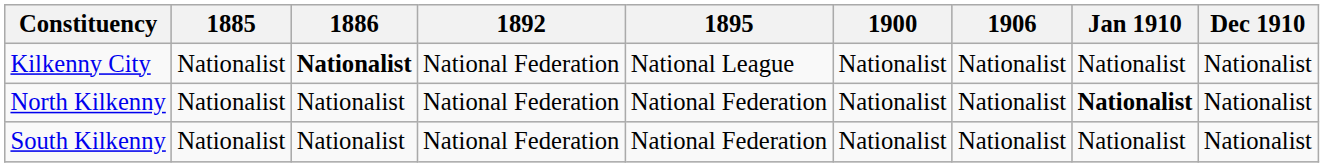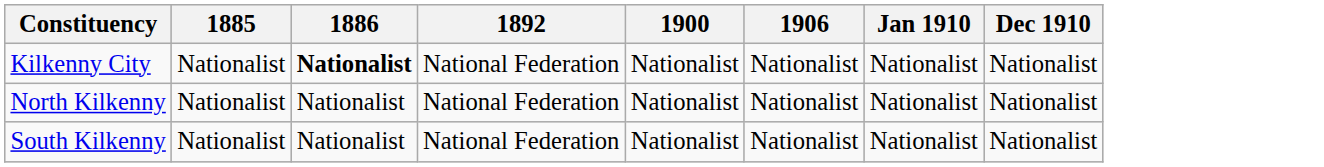- column: (729, 24)
(1135, 102) bold -> (924, 102) normal
